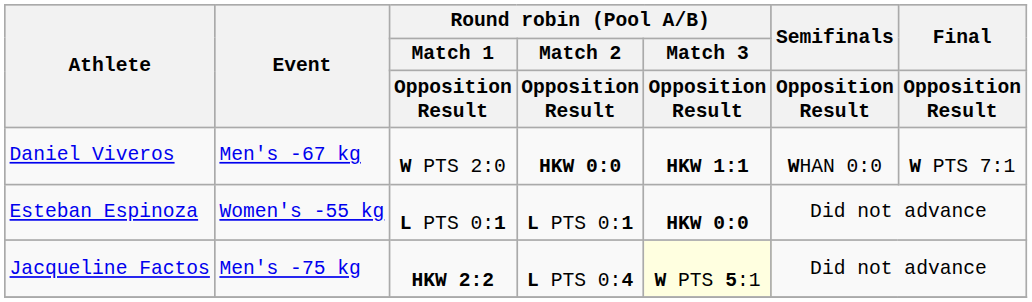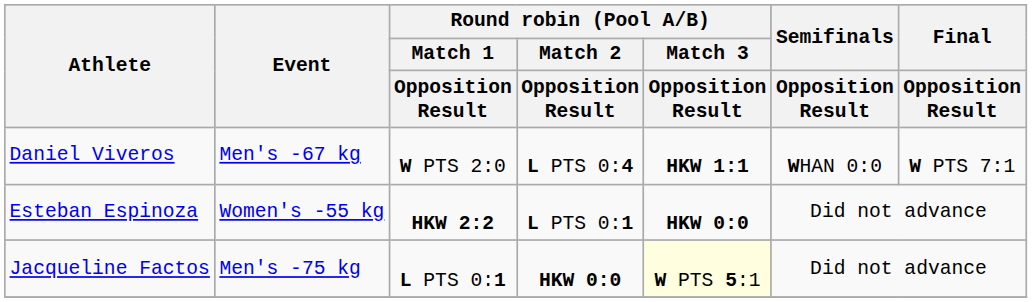(580, 167) HKW 0:0 -> (580, 167) L PTS 0:4
(453, 224) L PTS 0:1 -> (453, 224) HKW 2:2
(453, 280) HKW 2:2 -> (453, 280) L PTS 0:1
(580, 280) L PTS 0:4 -> (580, 280) HKW 0:0
